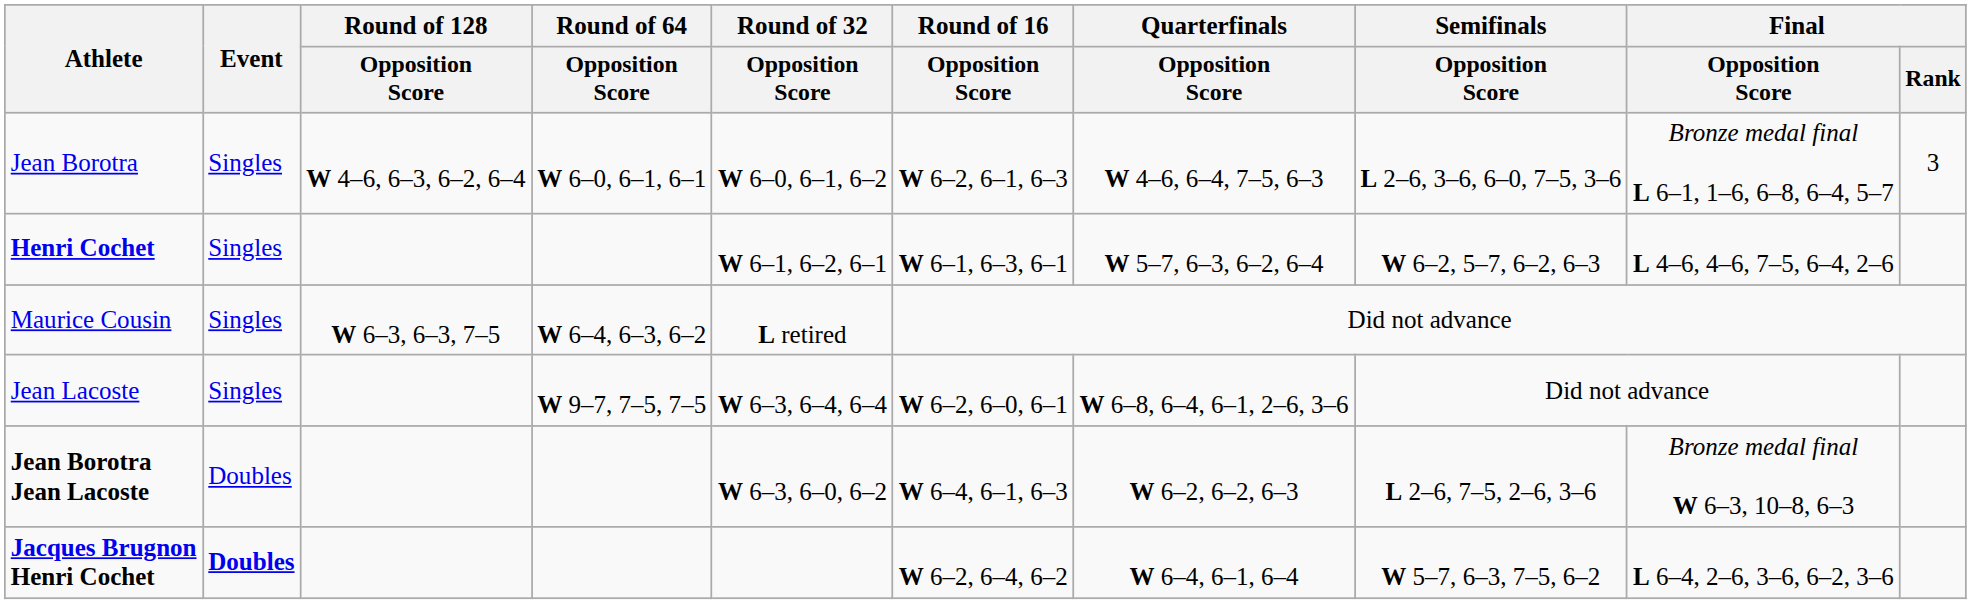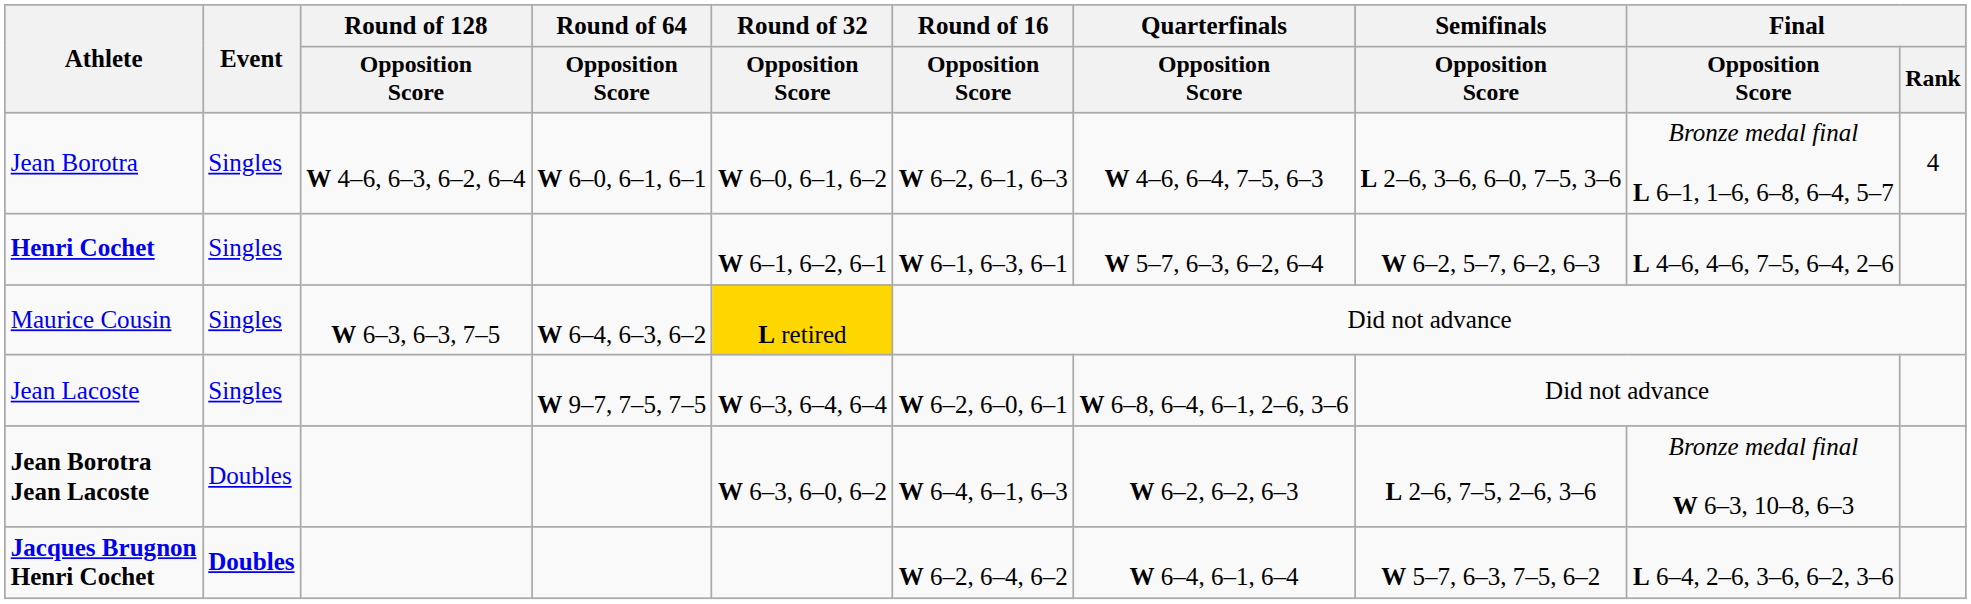(1933, 163) 3 -> (1933, 163) 4
(802, 334) no background -> (802, 334) gold background
